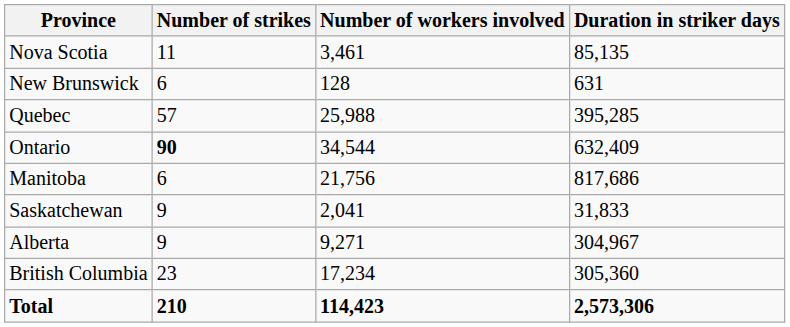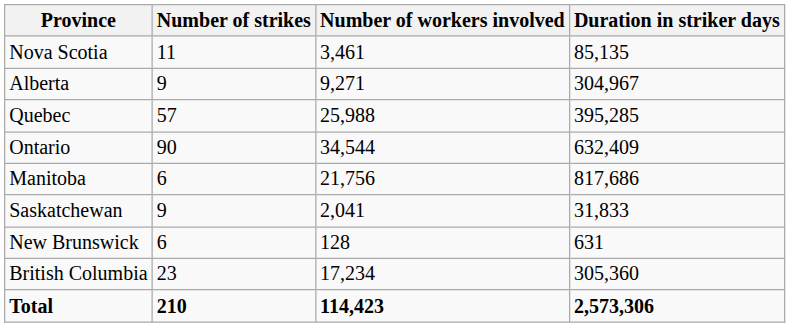rows swapped: (74, 83) <-> (39, 242)
(167, 147) bold -> (167, 147) normal
